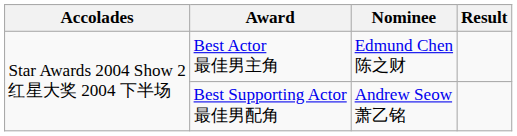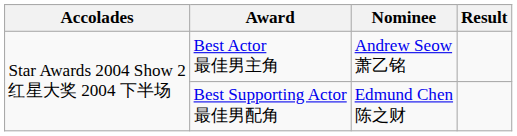(404, 55) Edmund Chen 陈之财 -> (403, 55) Andrew Seow 萧乙铭
(403, 105) Andrew Seow 萧乙铭 -> (404, 105) Edmund Chen 陈之财
